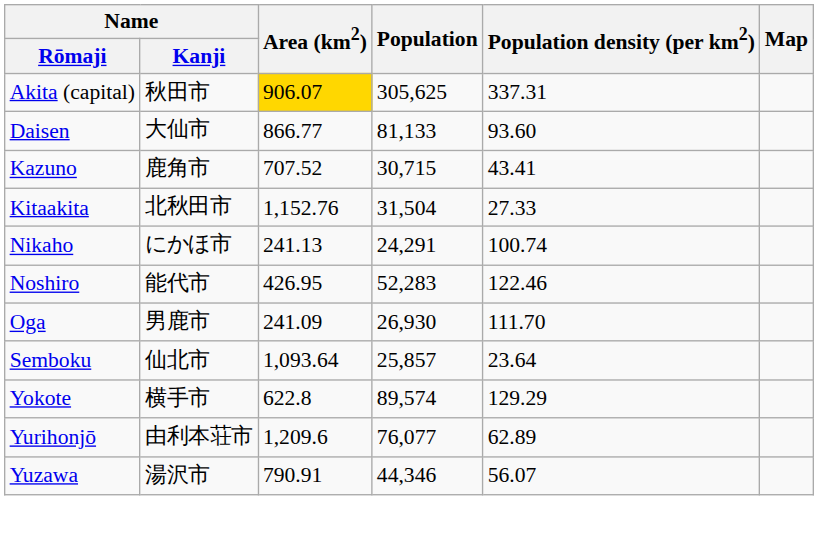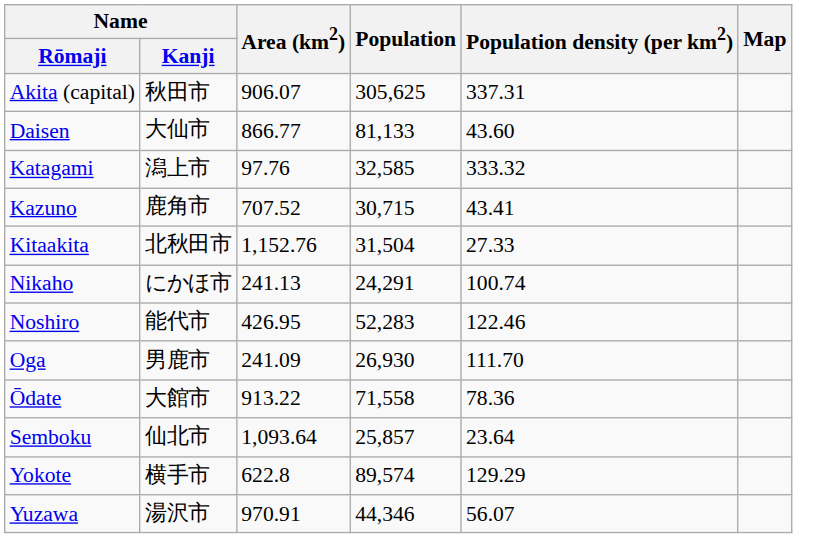(293, 92) gold background -> (271, 92) no background
(512, 130) 93.60 -> (490, 130) 43.60
+ row: (52, 168)
+ row: (35, 398)
- row: (53, 436)
(293, 475) 790.91 -> (271, 513) 970.91
